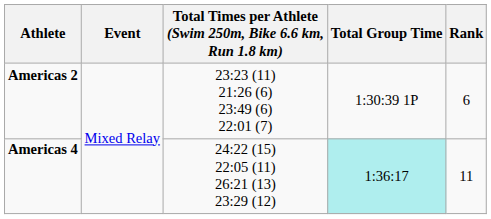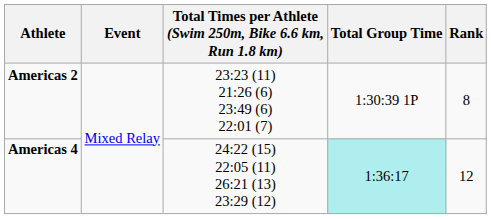(466, 100) 6 -> (466, 100) 8
(466, 176) 11 -> (466, 176) 12
